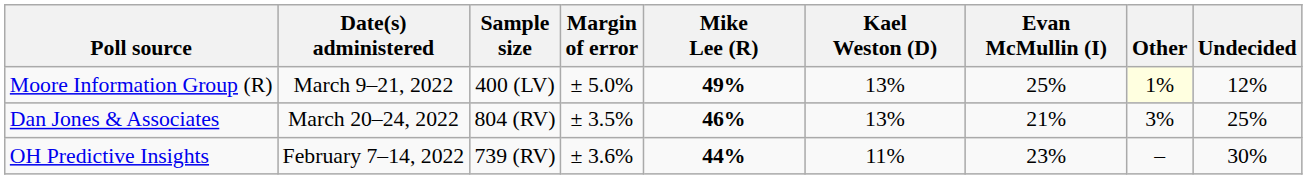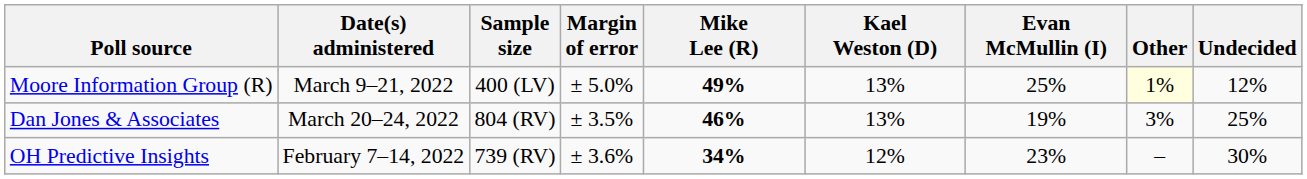(1046, 120) 21% -> (1046, 120) 19%
(724, 156) 44% -> (724, 156) 34%
(885, 156) 11% -> (885, 156) 12%
